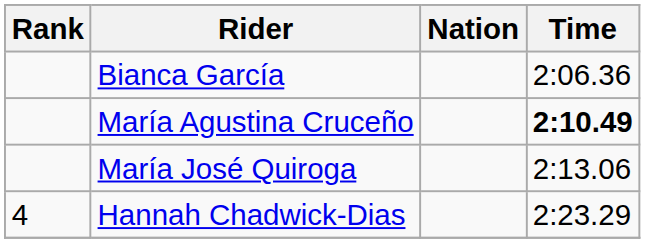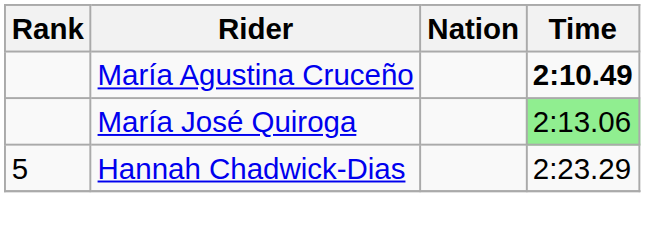- row: (191, 75)
(582, 169) no background -> (582, 122) lightgreen background
(20, 215) 4 -> (20, 169) 5
